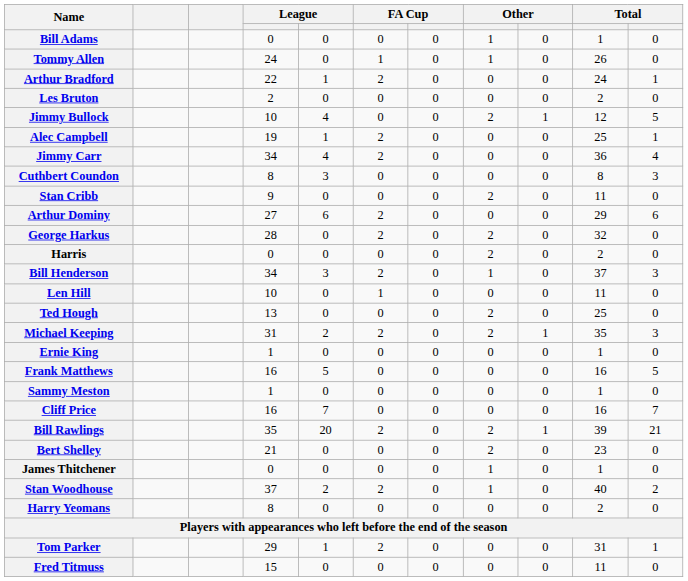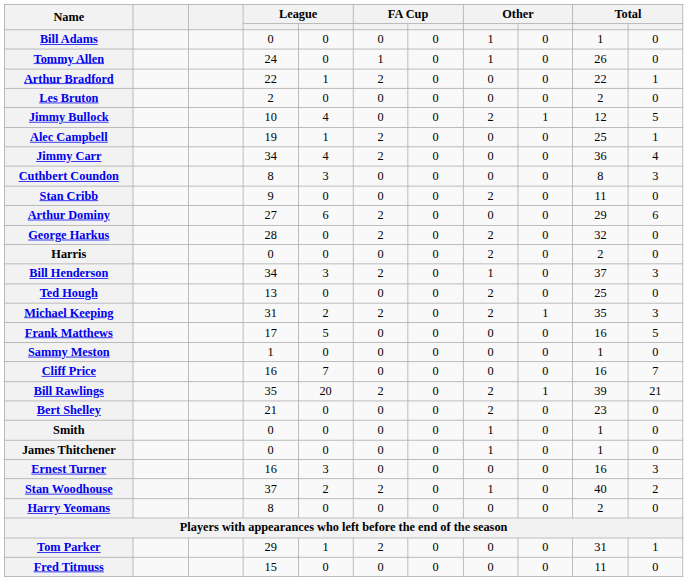(600, 78) 24 -> (600, 78) 22
- row: (69, 293)
- row: (69, 352)
(271, 371) 16 -> (271, 332) 17
+ row: (69, 430)
+ row: (69, 469)
